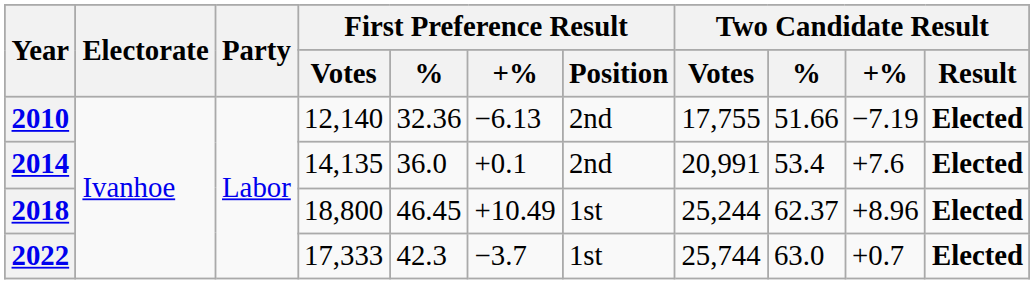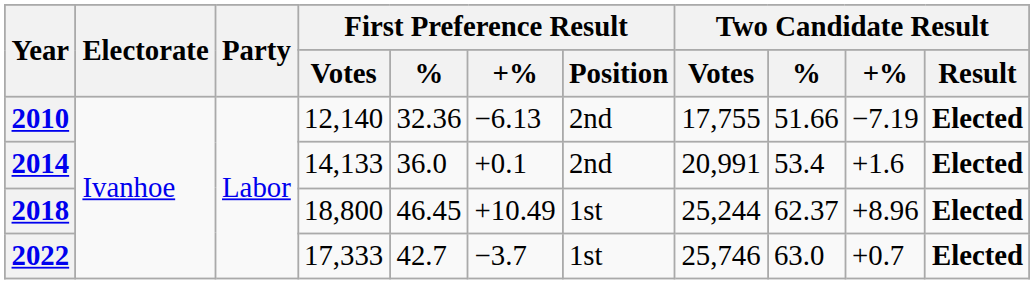(344, 164) 14,135 -> (344, 164) 14,133
(878, 164) +7.6 -> (878, 164) +1.6
(422, 255) 42.3 -> (422, 255) 42.7
(721, 255) 25,744 -> (721, 255) 25,746
